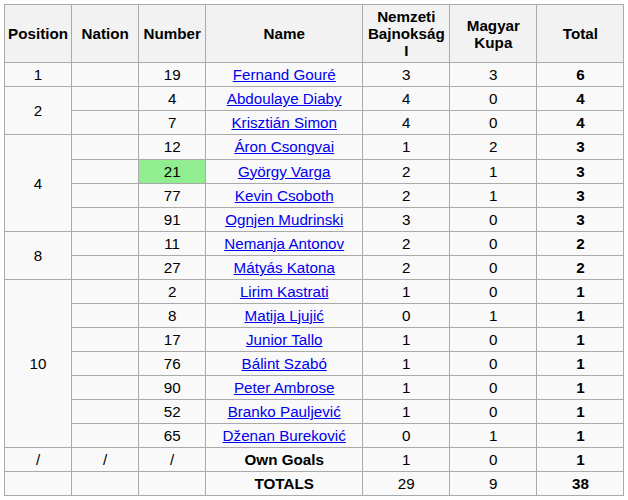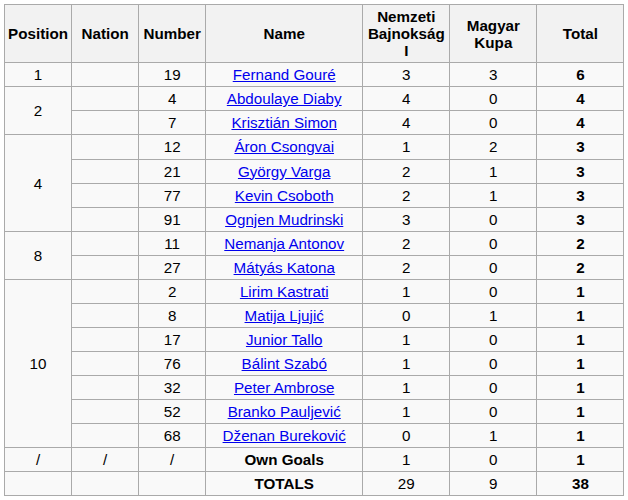(172, 171) lightgreen background -> (172, 171) no background
(172, 388) 90 -> (172, 388) 32
(172, 436) 65 -> (172, 436) 68
